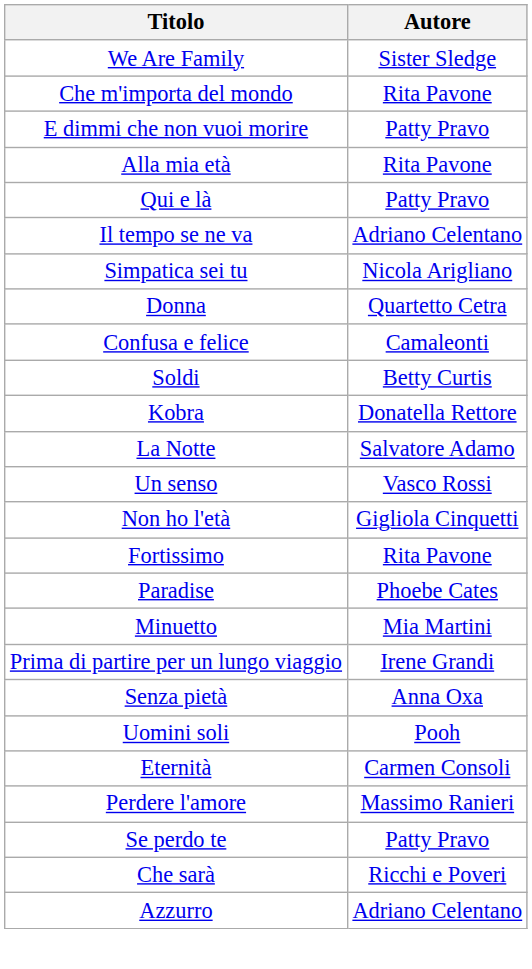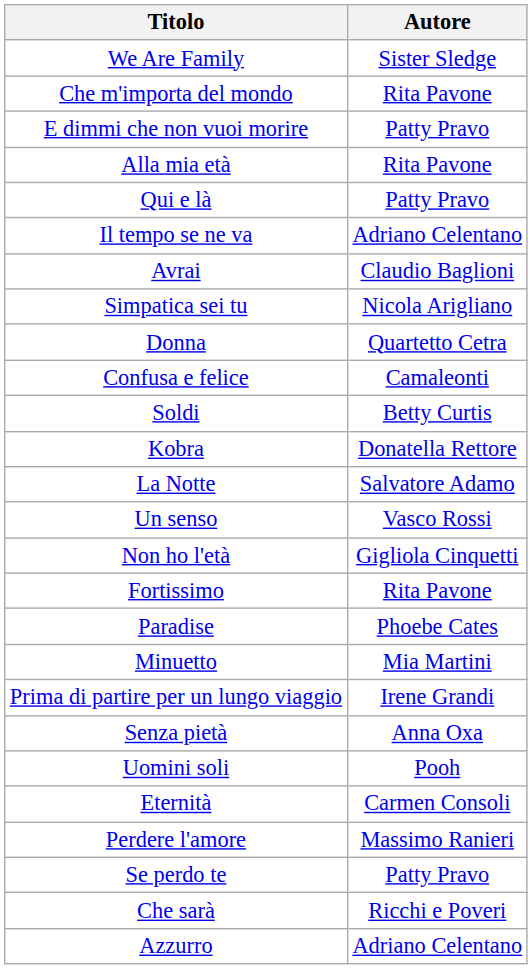+ row: (176, 270)
